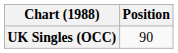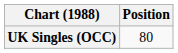(146, 37) 90 -> (146, 37) 80
